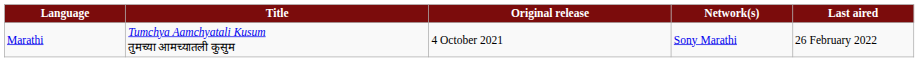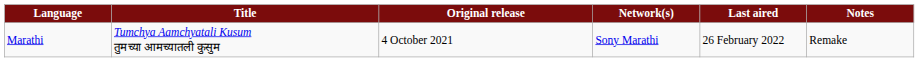+ column: (860, 13)
